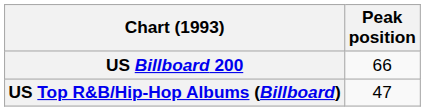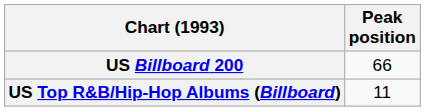(382, 92) 47 -> (382, 92) 11
